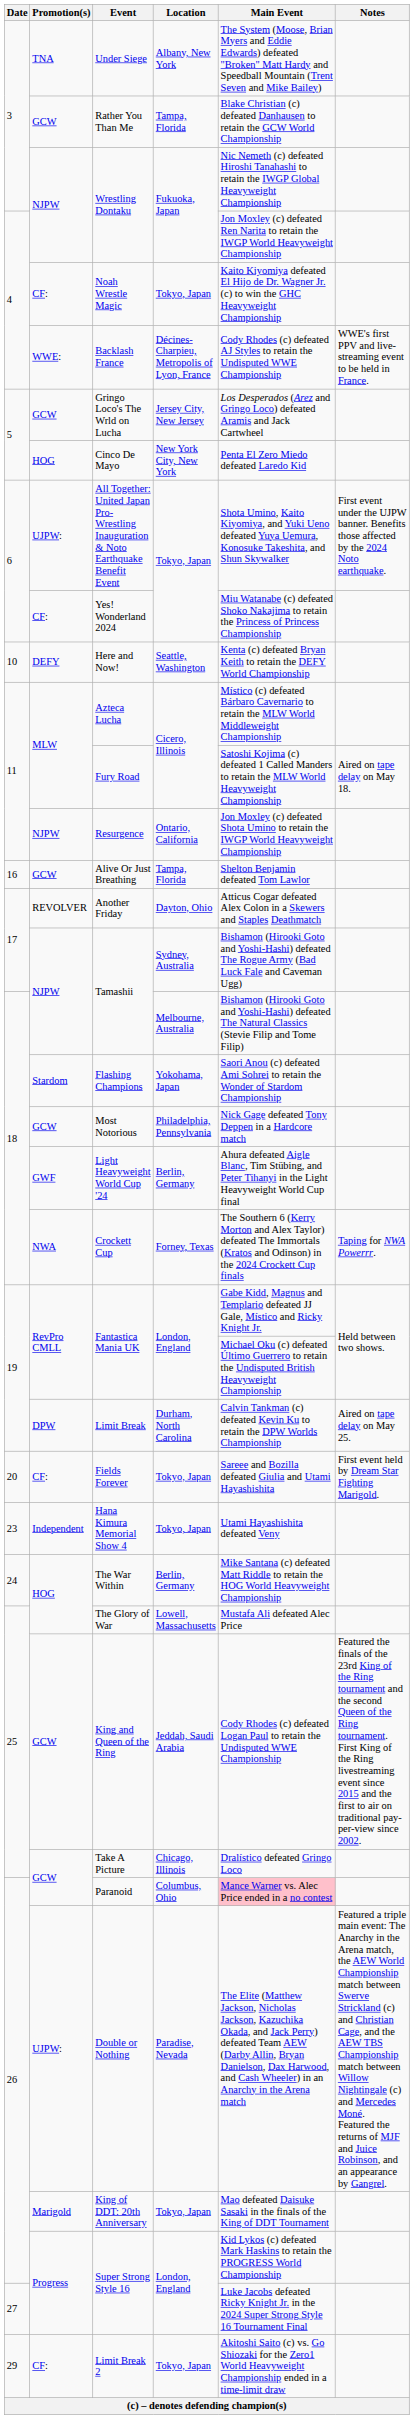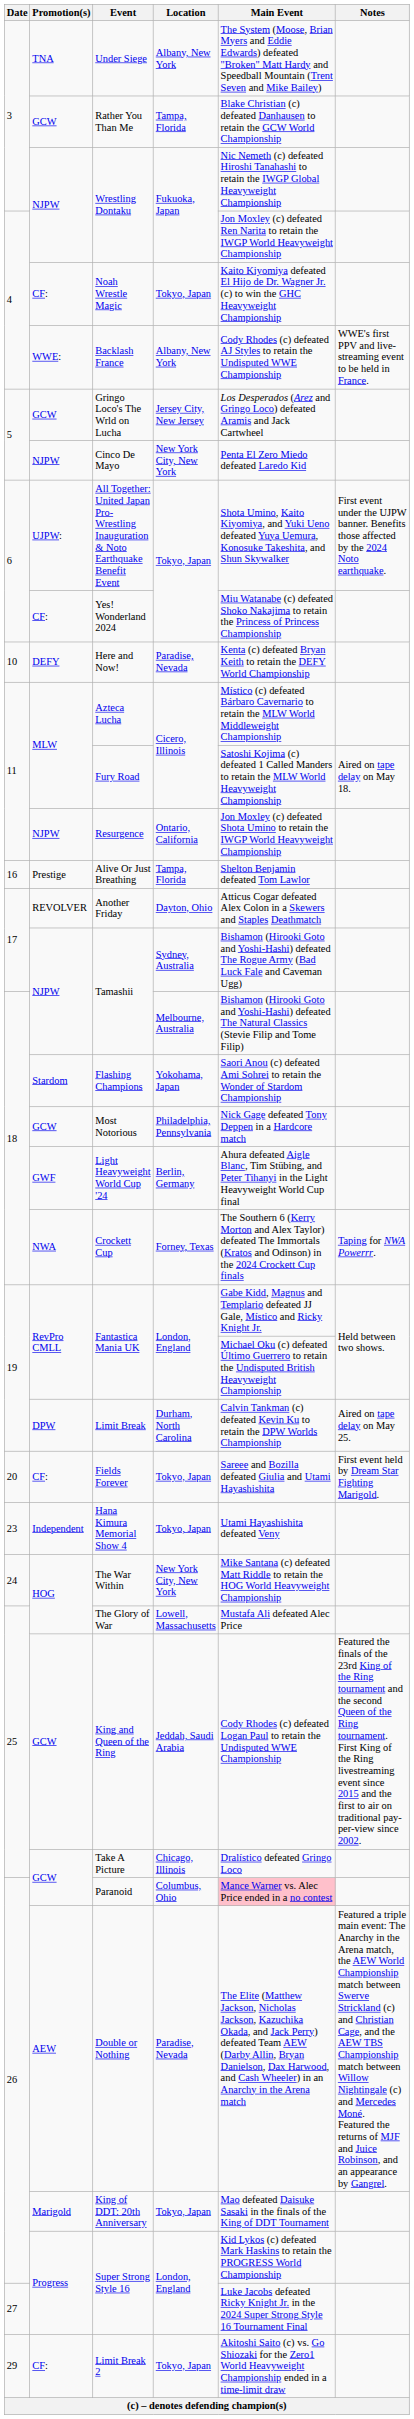(184, 357) Décines-Charpieu, Metropolis of Lyon, France -> (183, 357) Albany, New York
(44, 460) HOG -> (46, 460) NJPW
(180, 662) Seattle, Washington -> (175, 662) Paradise, Nevada
(44, 874) GCW -> (49, 874) Prestige
(175, 1580) Berlin, Germany -> (177, 1580) New York City, New York
(47, 2048) UJPW: -> (44, 2048) AEW
